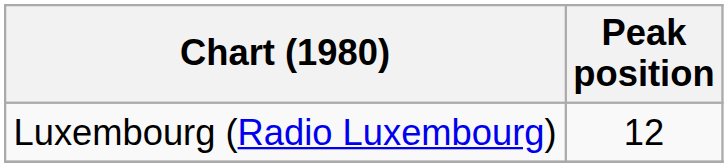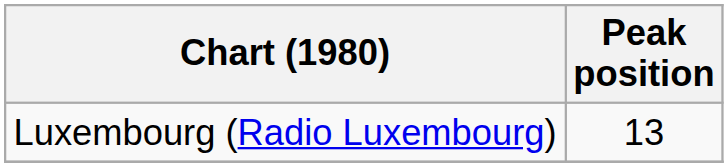(644, 131) 12 -> (644, 131) 13
